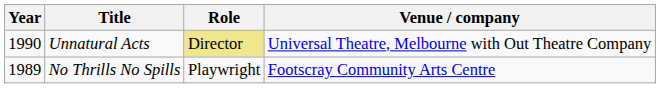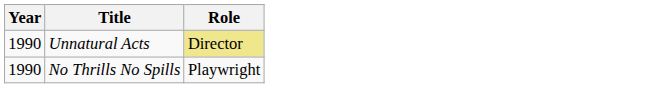- column: (459, 17)
(25, 69) 1989 -> (25, 69) 1990
